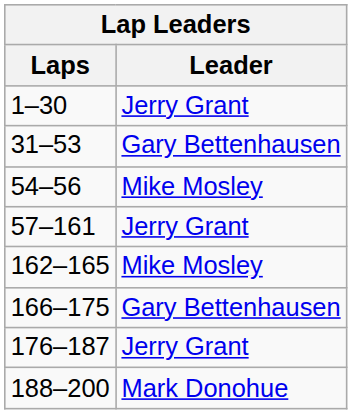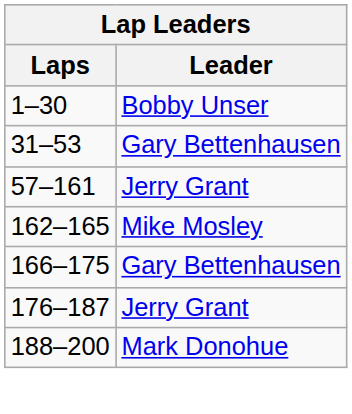(185, 105) Jerry Grant -> (195, 105) Bobby Unser
- row: (46, 186)
